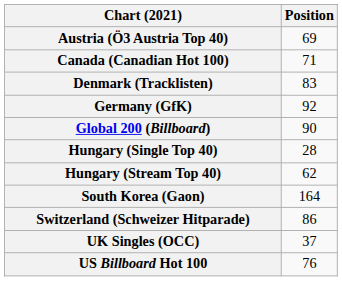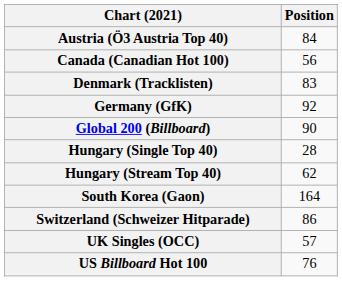(309, 38) 69 -> (309, 38) 84
(309, 60) 71 -> (309, 60) 56
(309, 241) 37 -> (309, 241) 57
